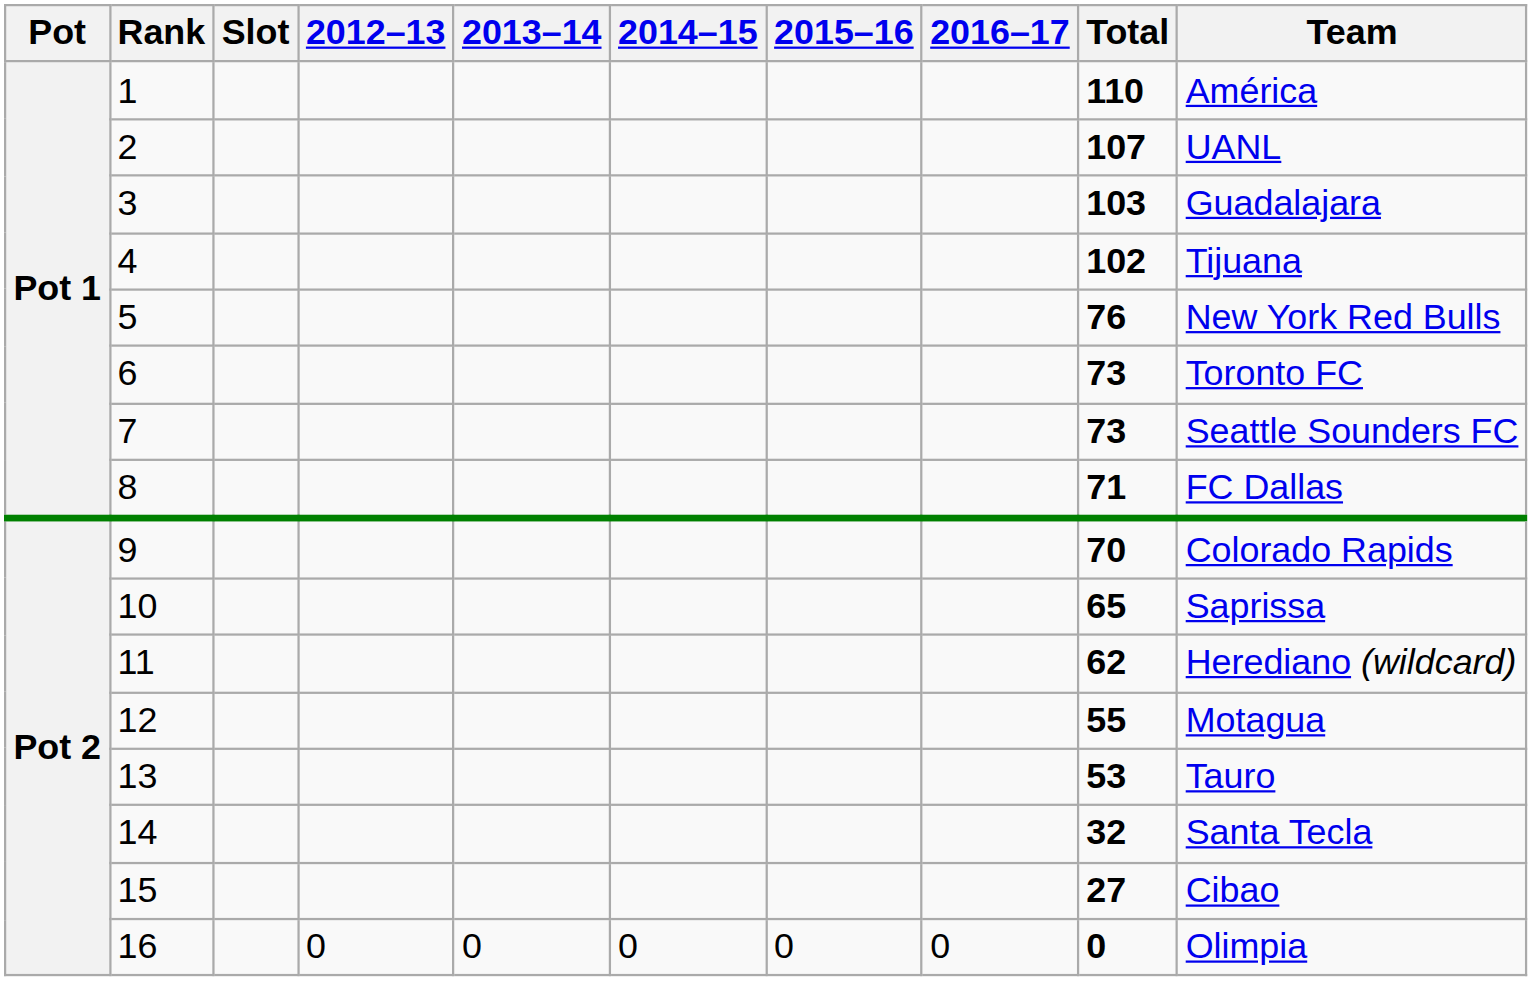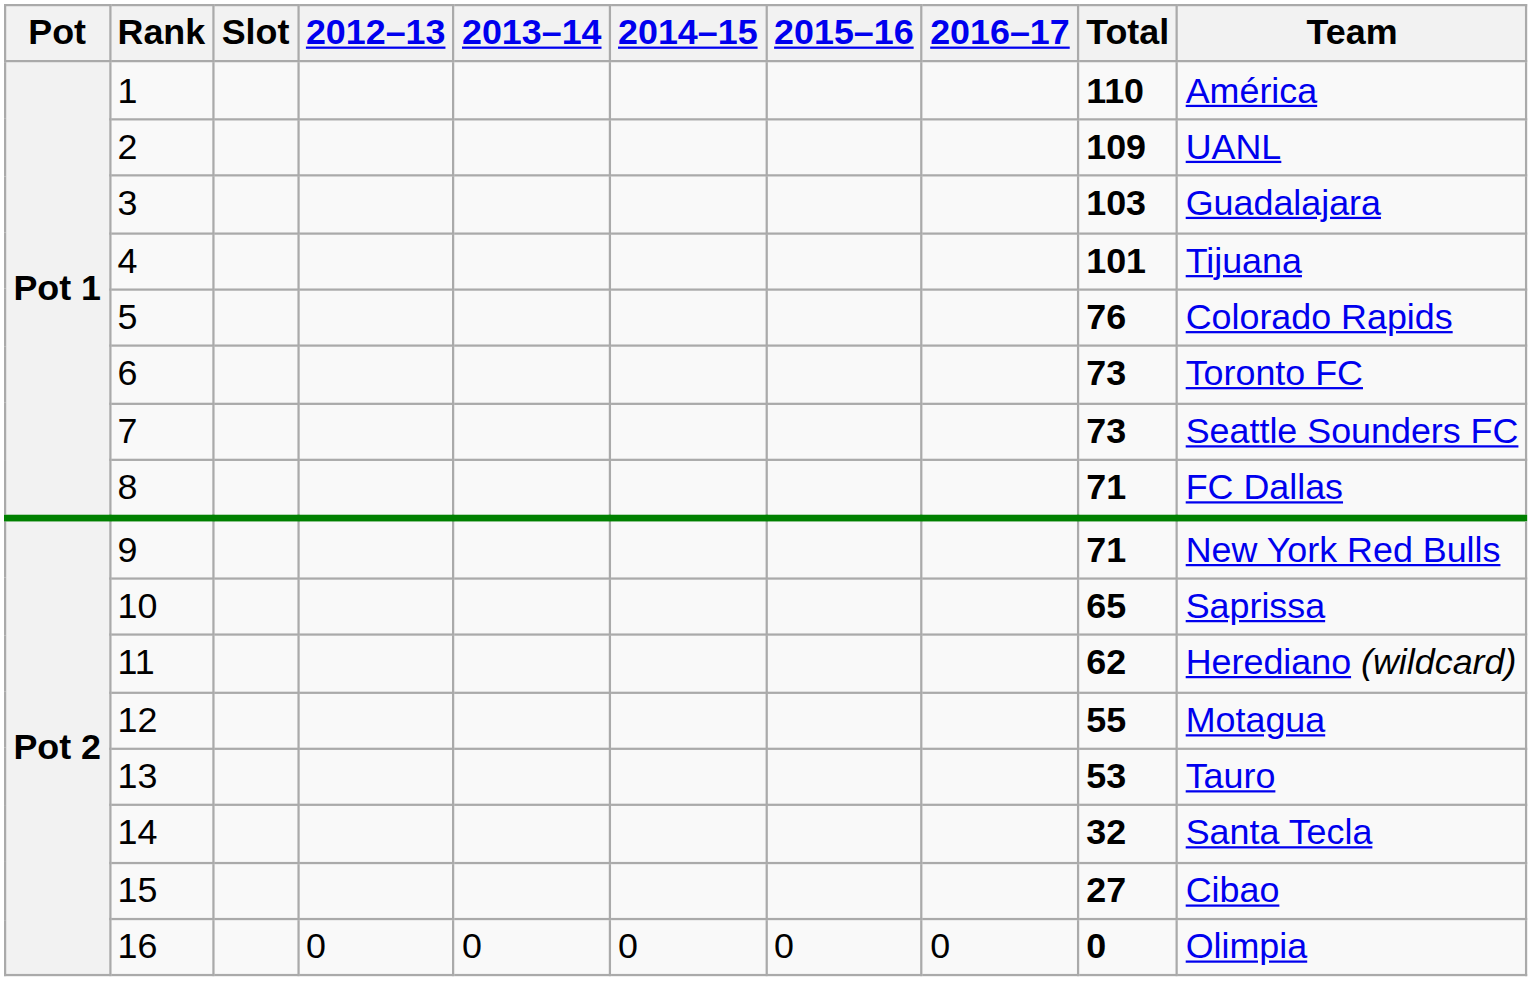(1116, 146) 107 -> (1116, 146) 109
(1116, 260) 102 -> (1116, 260) 101
(1343, 317) New York Red Bulls -> (1319, 317) Colorado Rapids
(1106, 548) 70 -> (1106, 548) 71
(1319, 548) Colorado Rapids -> (1343, 548) New York Red Bulls
